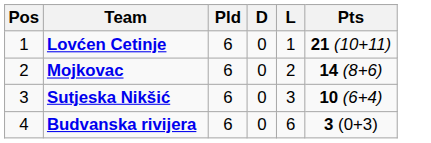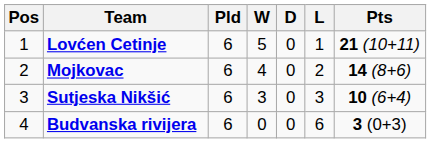+ column: (262, 17)
